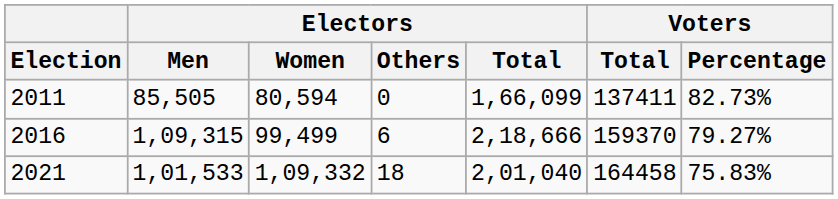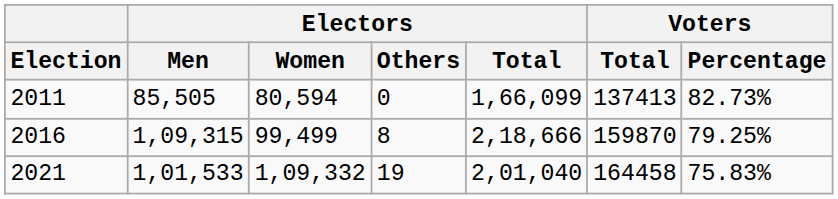(635, 99) 137411 -> (635, 99) 137413
(384, 137) 6 -> (384, 137) 8
(635, 137) 159370 -> (635, 137) 159870
(729, 137) 79.27% -> (729, 137) 79.25%
(391, 175) 18 -> (391, 175) 19
